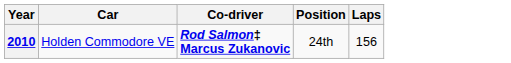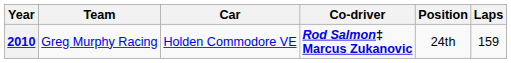+ column: (99, 15)
(366, 42) 156 -> (489, 42) 159
